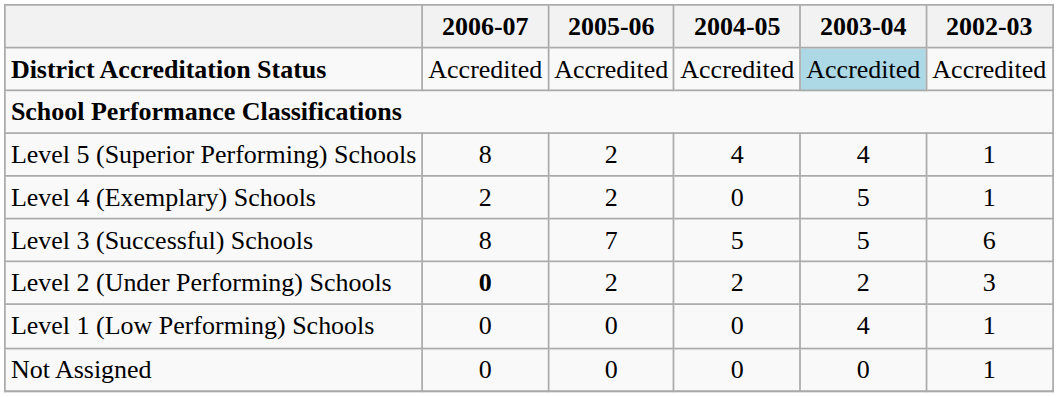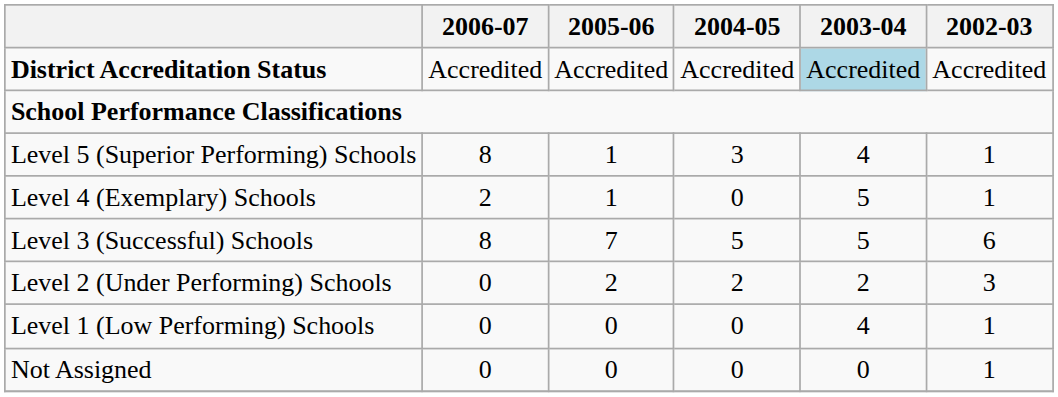(611, 154) 2 -> (611, 154) 1
(737, 154) 4 -> (737, 154) 3
(611, 197) 2 -> (611, 197) 1
(485, 283) bold -> (485, 283) normal
